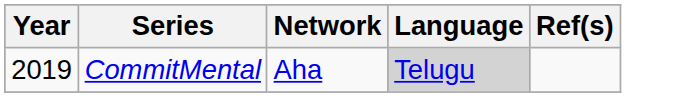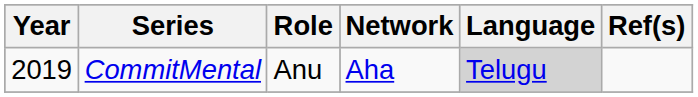+ column: (303, 26)
